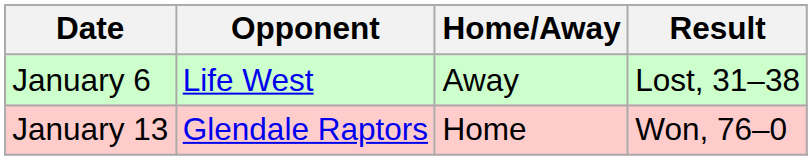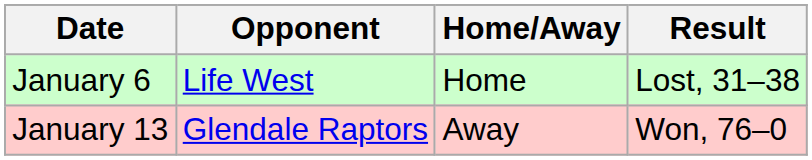(481, 79) Away -> (485, 79) Home
(485, 129) Home -> (481, 129) Away
